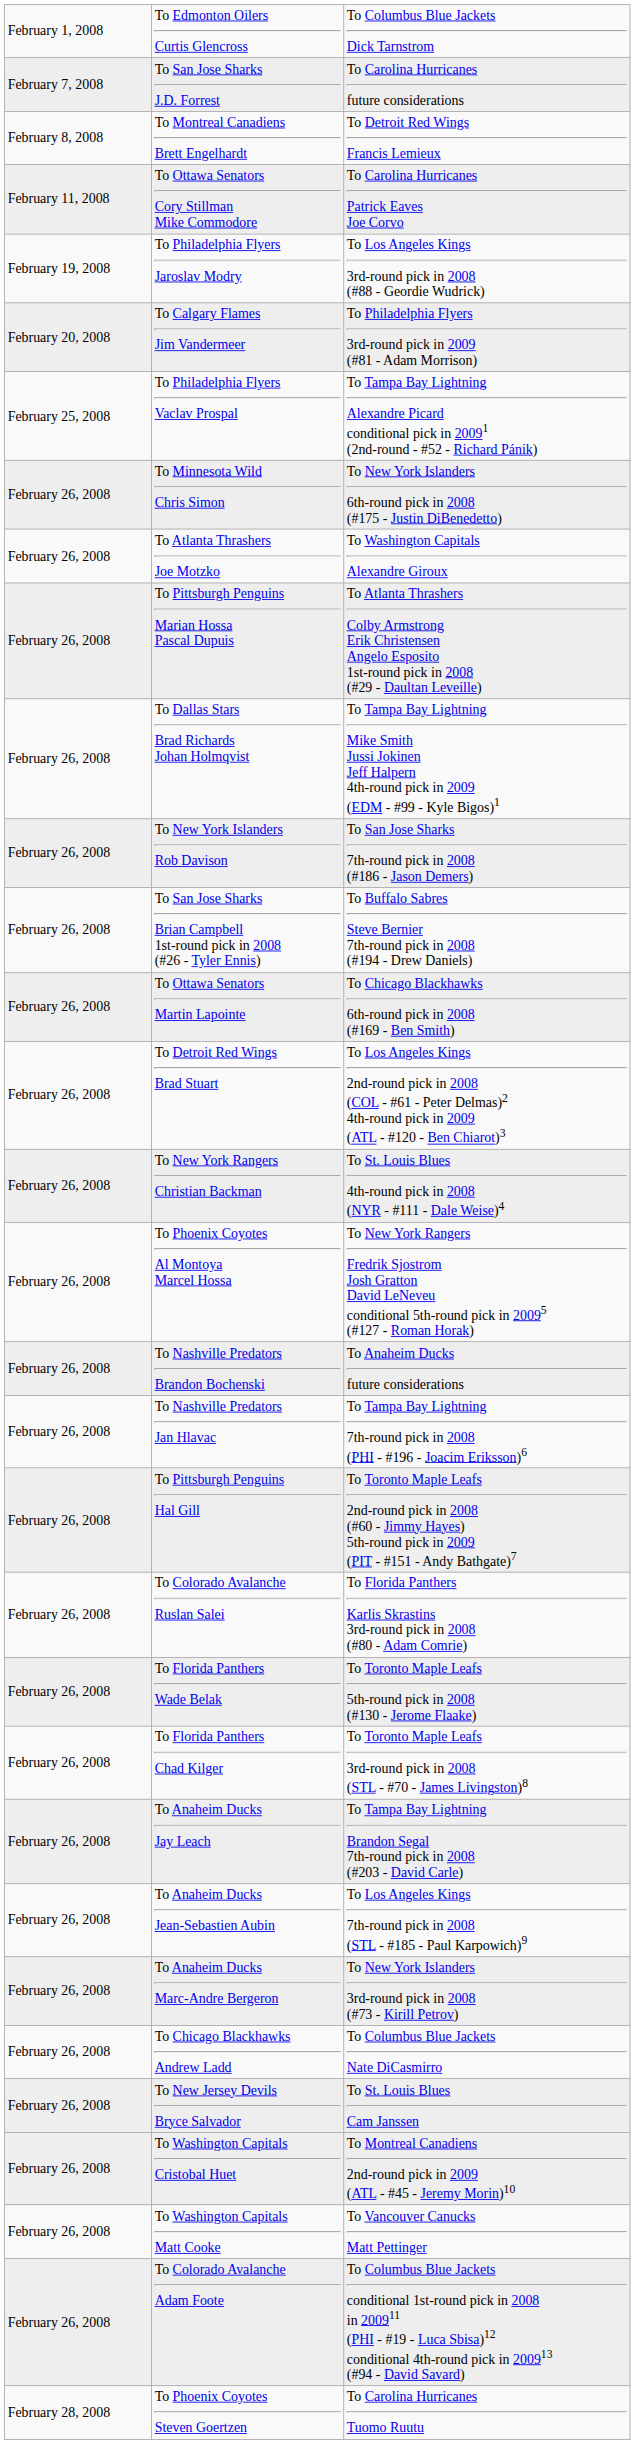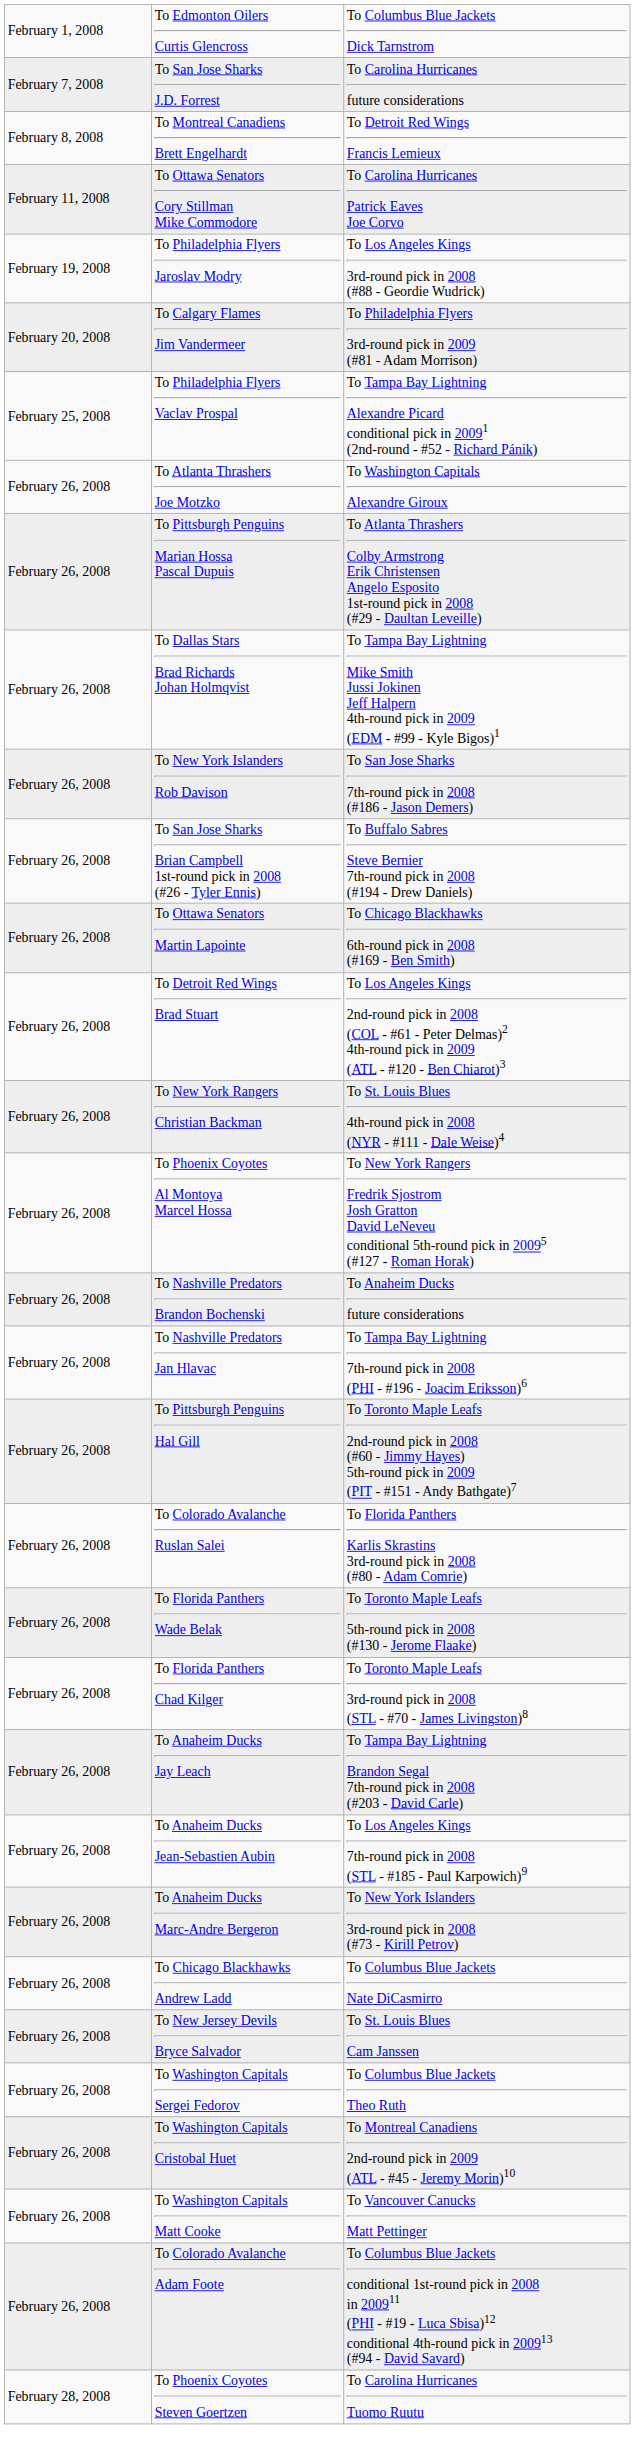- row: (248, 487)
+ row: (248, 2089)
